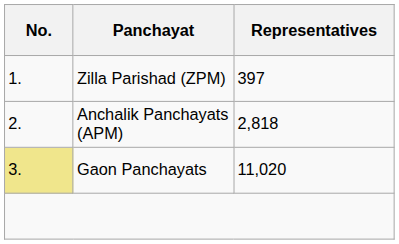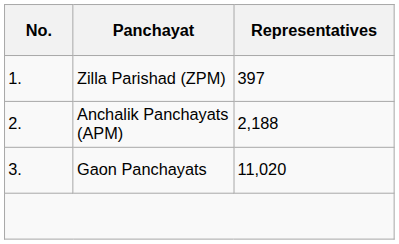(258, 124) 2,818 -> (258, 124) 2,188
(15, 170) khaki background -> (15, 170) no background
